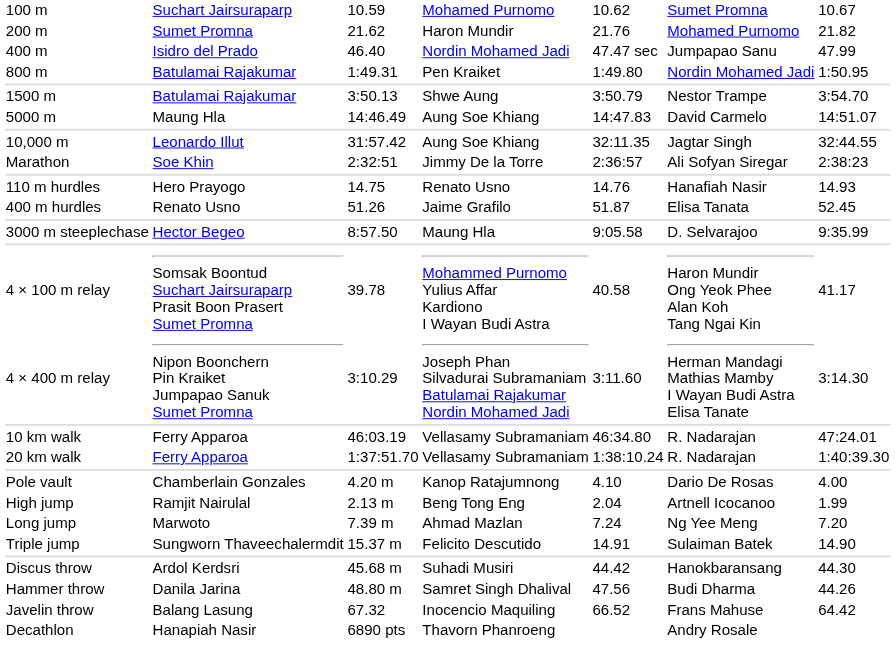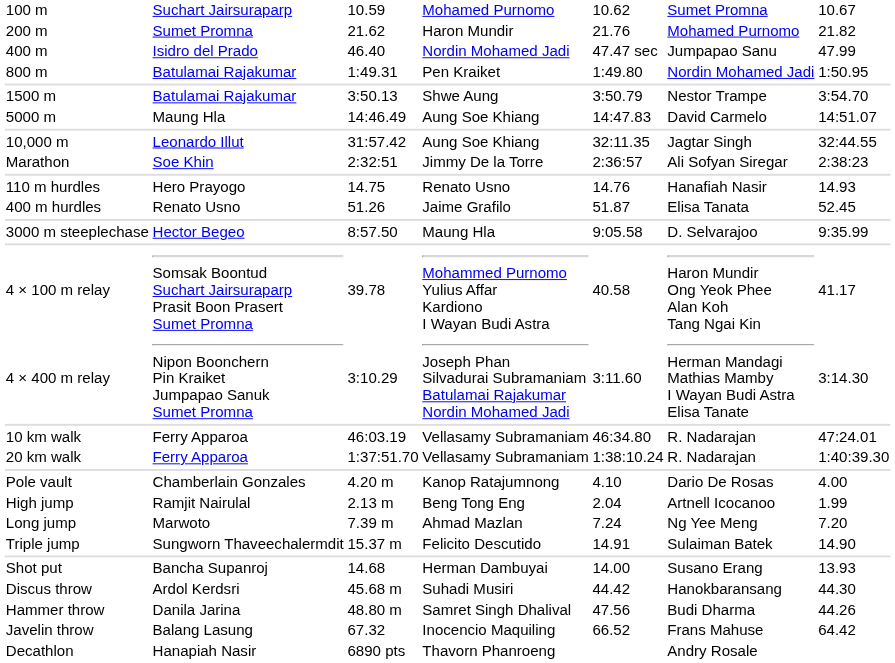+ row: (34, 568)
